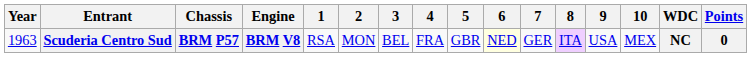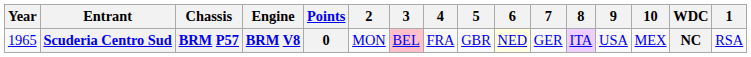columns swapped: (321, 16) <-> (724, 16)
(22, 40) 1963 -> (22, 40) 1965
(396, 40) no background -> (406, 40) pink background
